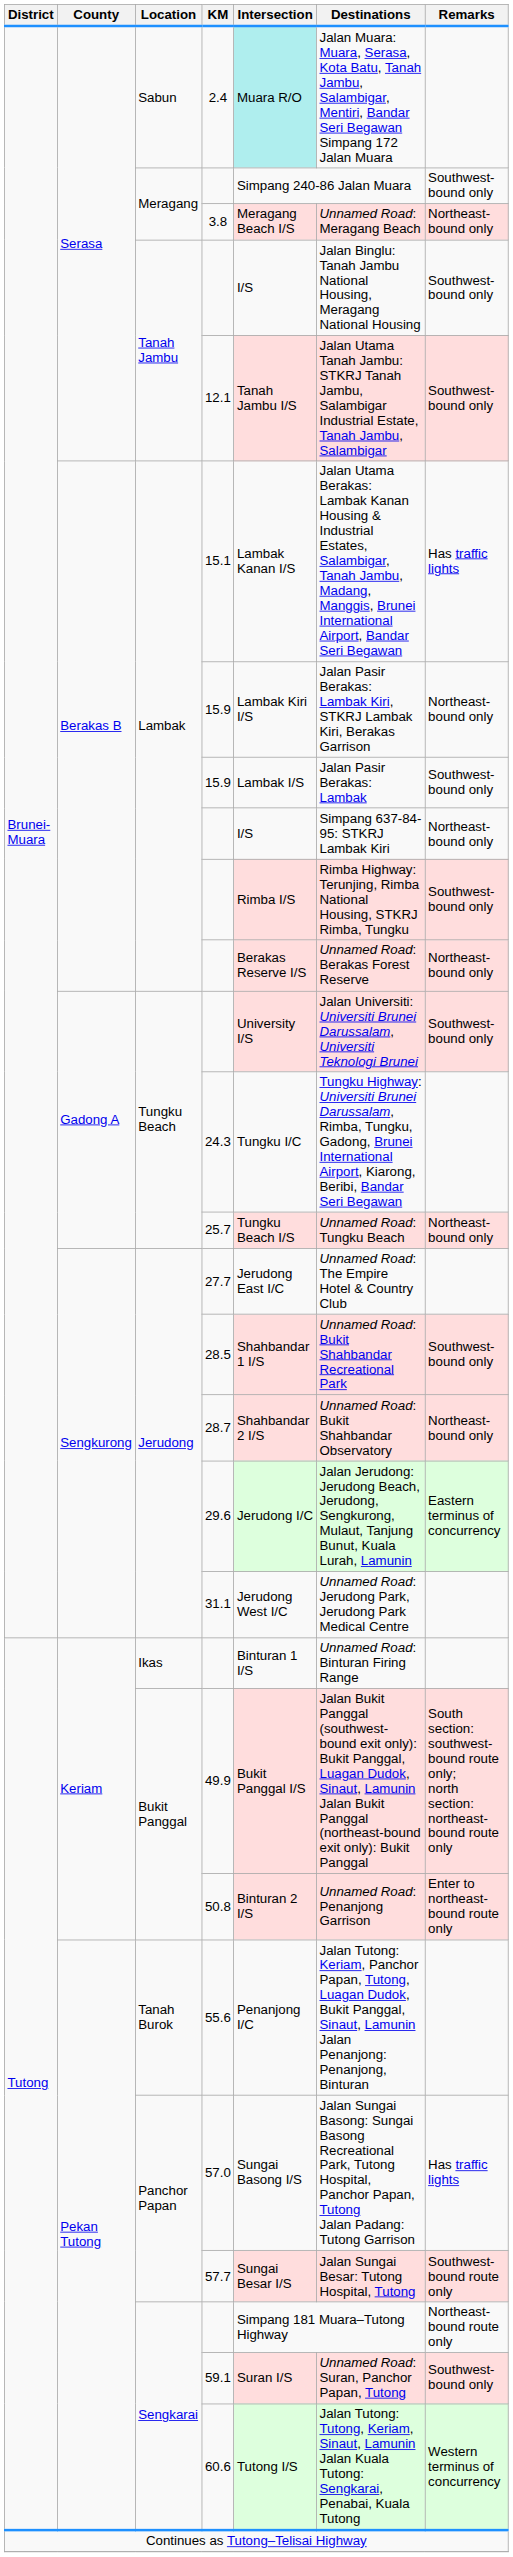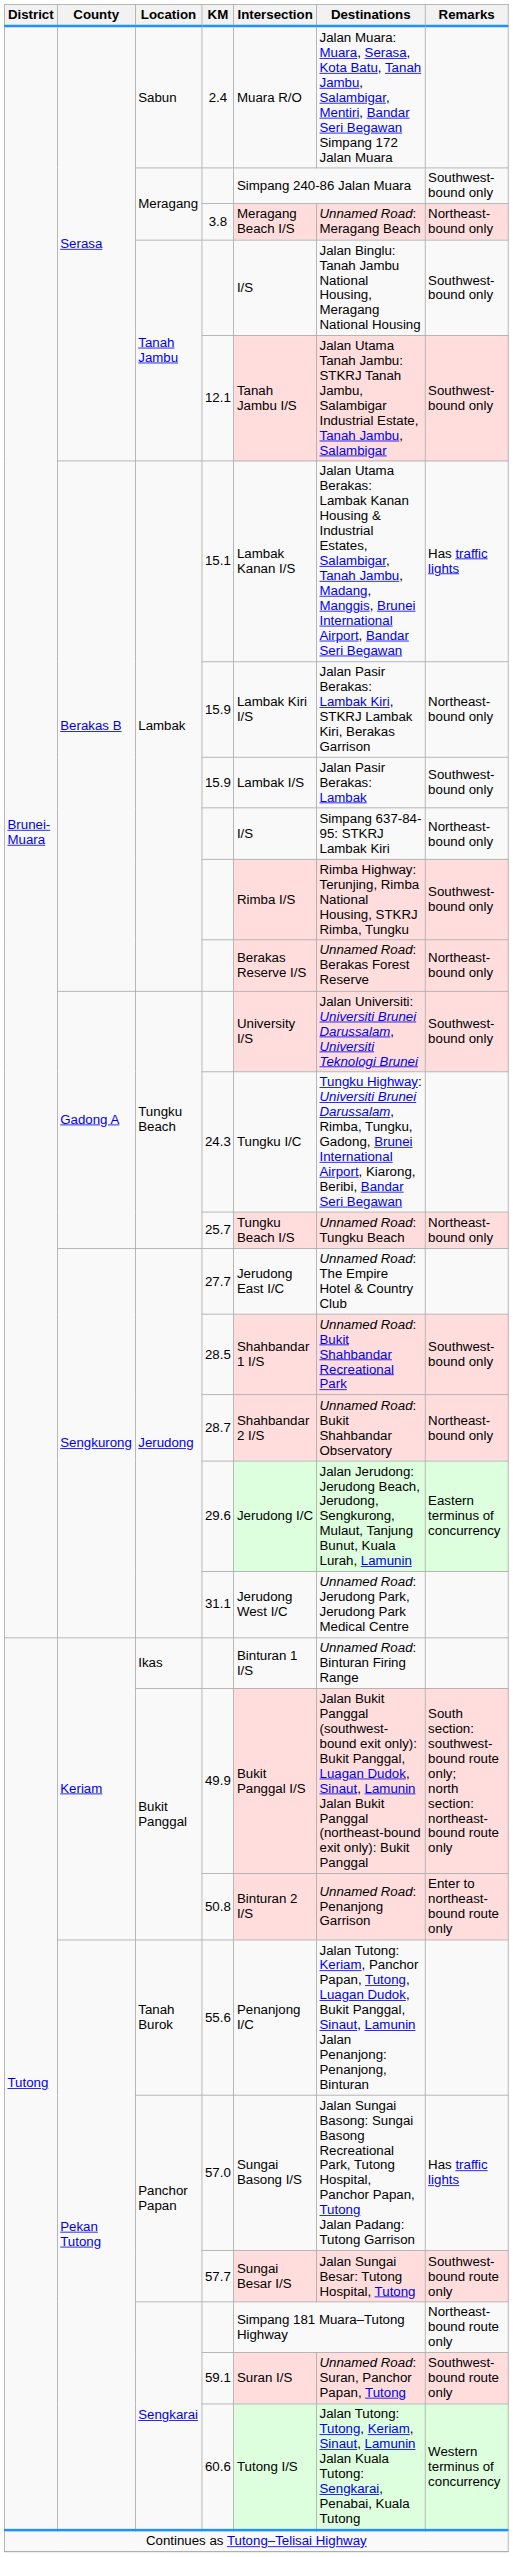(269, 97) paleturquoise background -> (269, 97) no background
(461, 2378) Southwest-bound only -> (464, 2378) Southwest-bound route only
